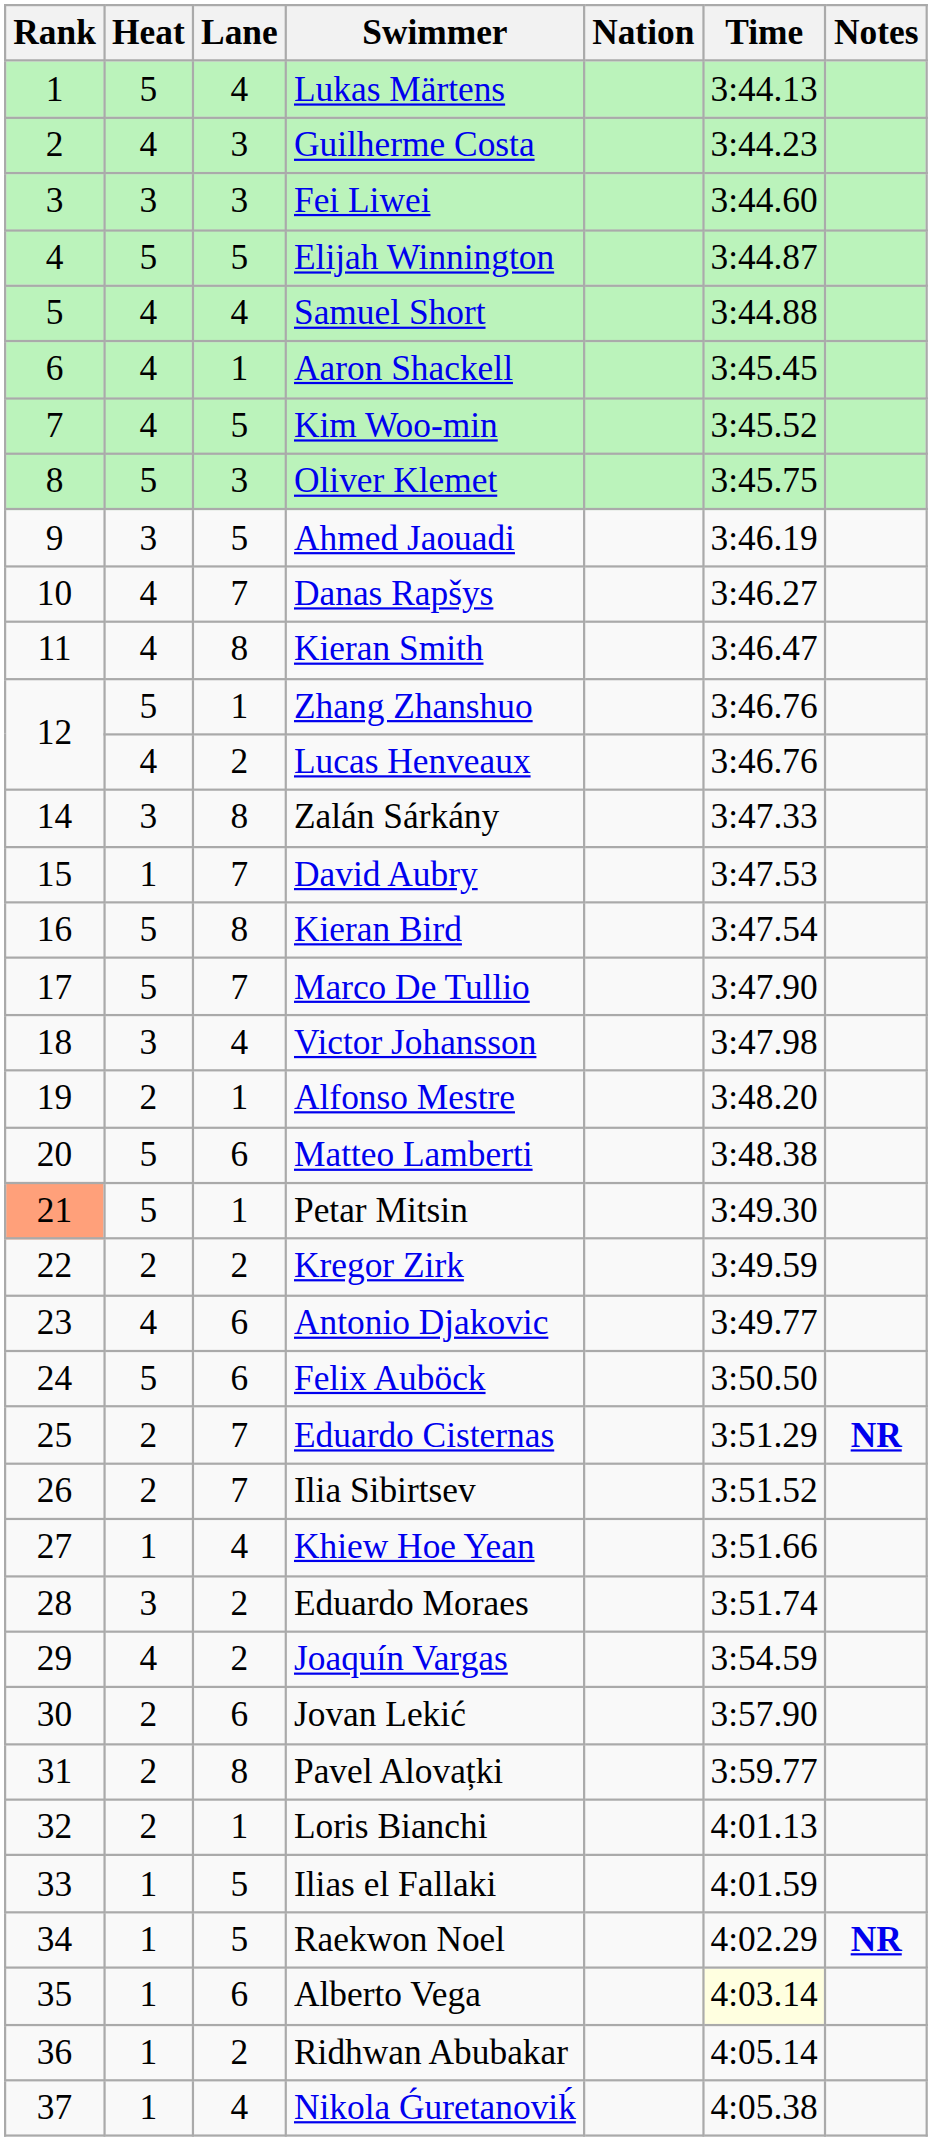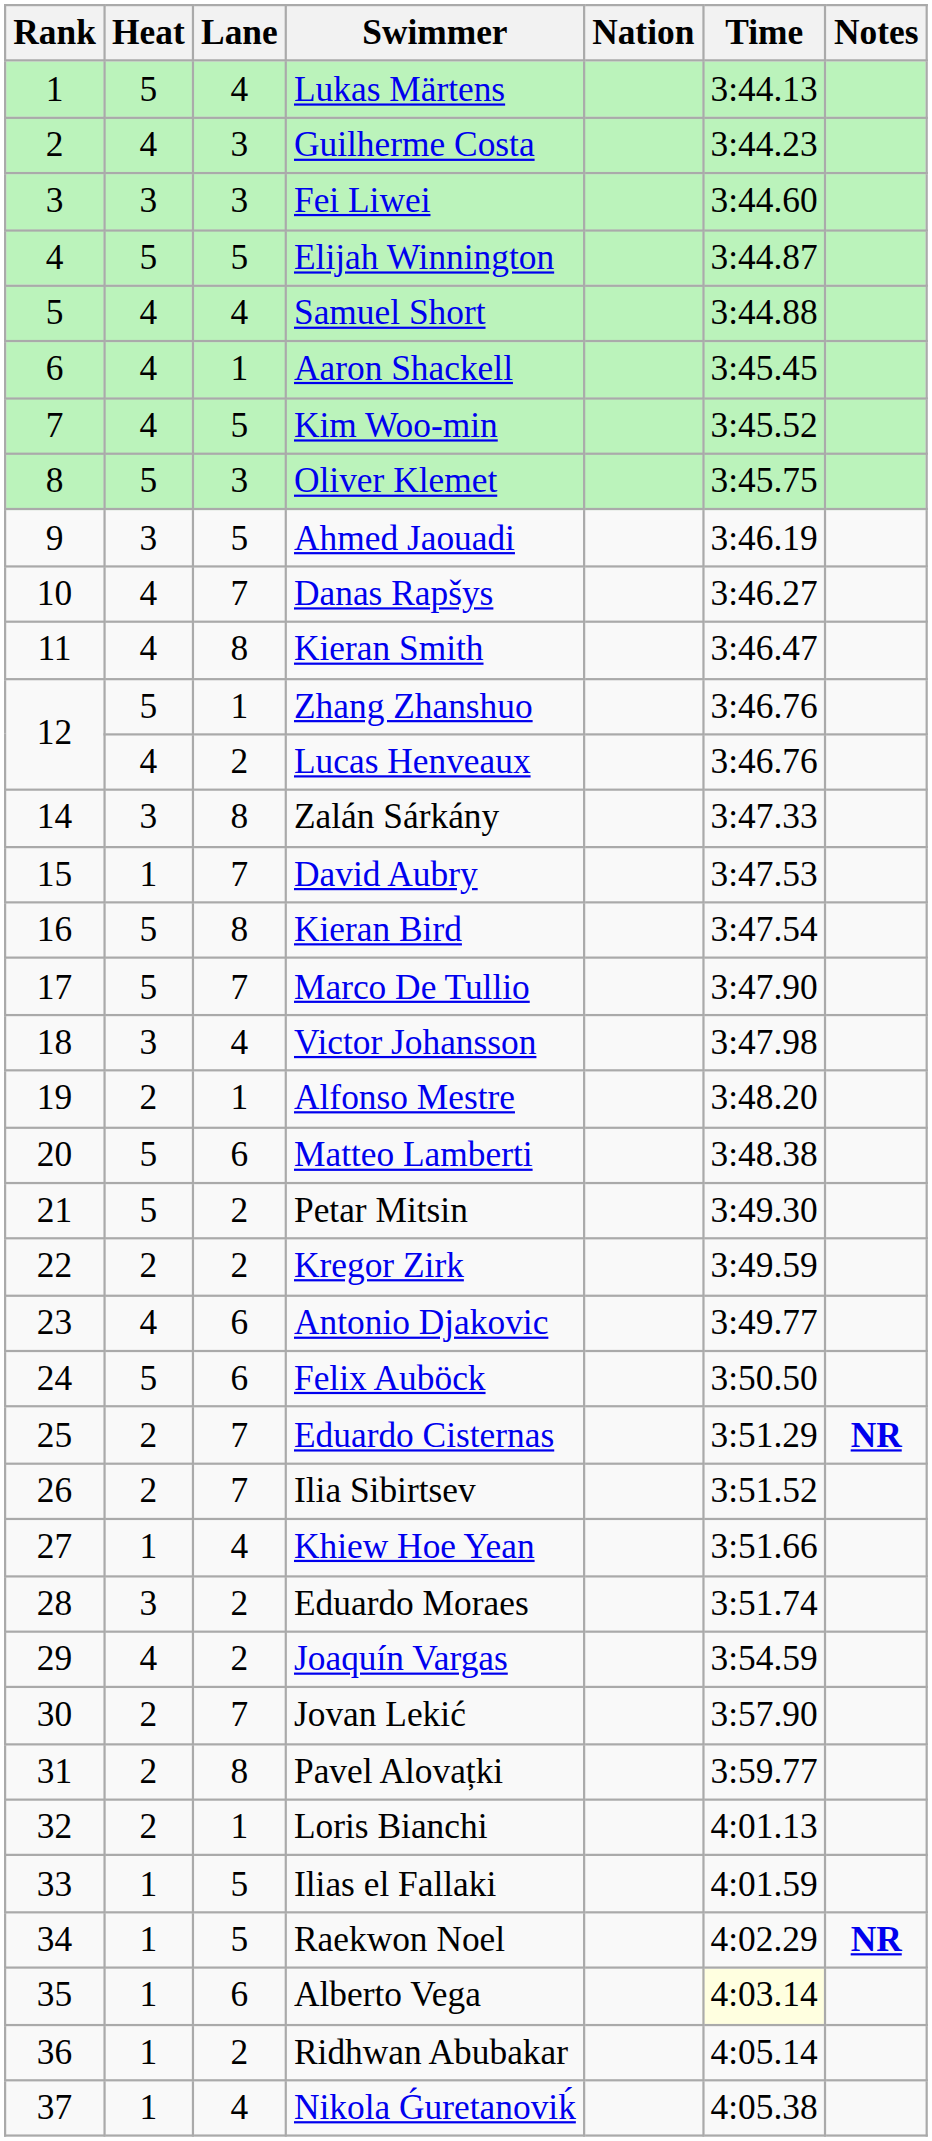(55, 1210) lightsalmon background -> (55, 1210) no background
(239, 1210) 1 -> (239, 1210) 2
(239, 1714) 6 -> (239, 1714) 7
